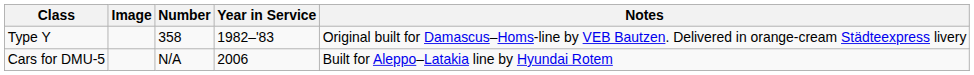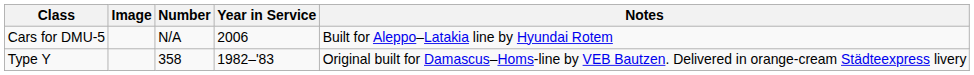rows swapped: (29, 37) <-> (56, 59)
